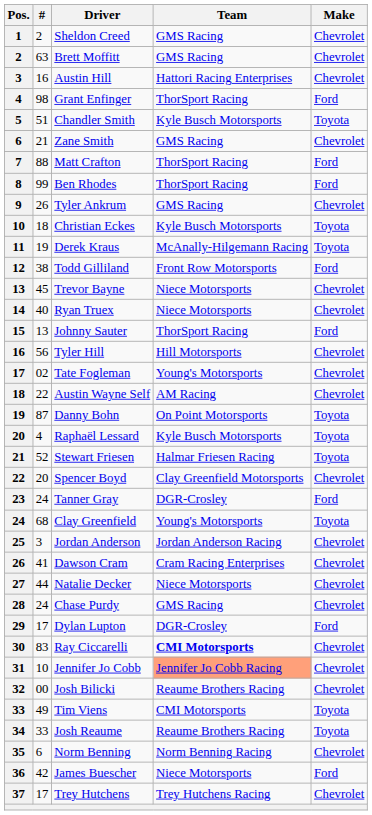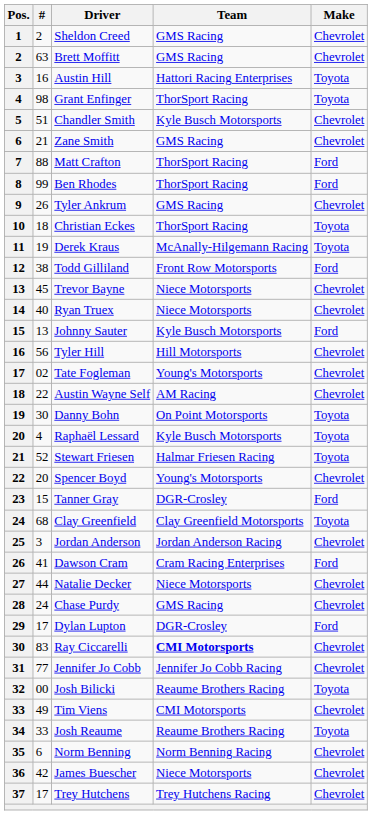(339, 78) Chevrolet -> (332, 78) Toyota
(326, 99) Ford -> (332, 99) Toyota
(332, 120) Toyota -> (339, 120) Chevrolet
(219, 225) Kyle Busch Motorsports -> (202, 225) ThorSport Racing
(202, 331) ThorSport Racing -> (219, 331) Kyle Busch Motorsports
(42, 415) 87 -> (42, 415) 30
(230, 478) Clay Greenfield Motorsports -> (209, 478) Young's Motorsports
(42, 499) 24 -> (42, 499) 15
(209, 520) Young's Motorsports -> (230, 520) Clay Greenfield Motorsports
(339, 562) Chevrolet -> (326, 562) Ford
(42, 667) 10 -> (42, 667) 77
(219, 667) lightsalmon background -> (219, 667) no background
(339, 688) Chevrolet -> (332, 688) Toyota
(332, 709) Toyota -> (339, 709) Chevrolet
(326, 773) Ford -> (339, 773) Chevrolet
